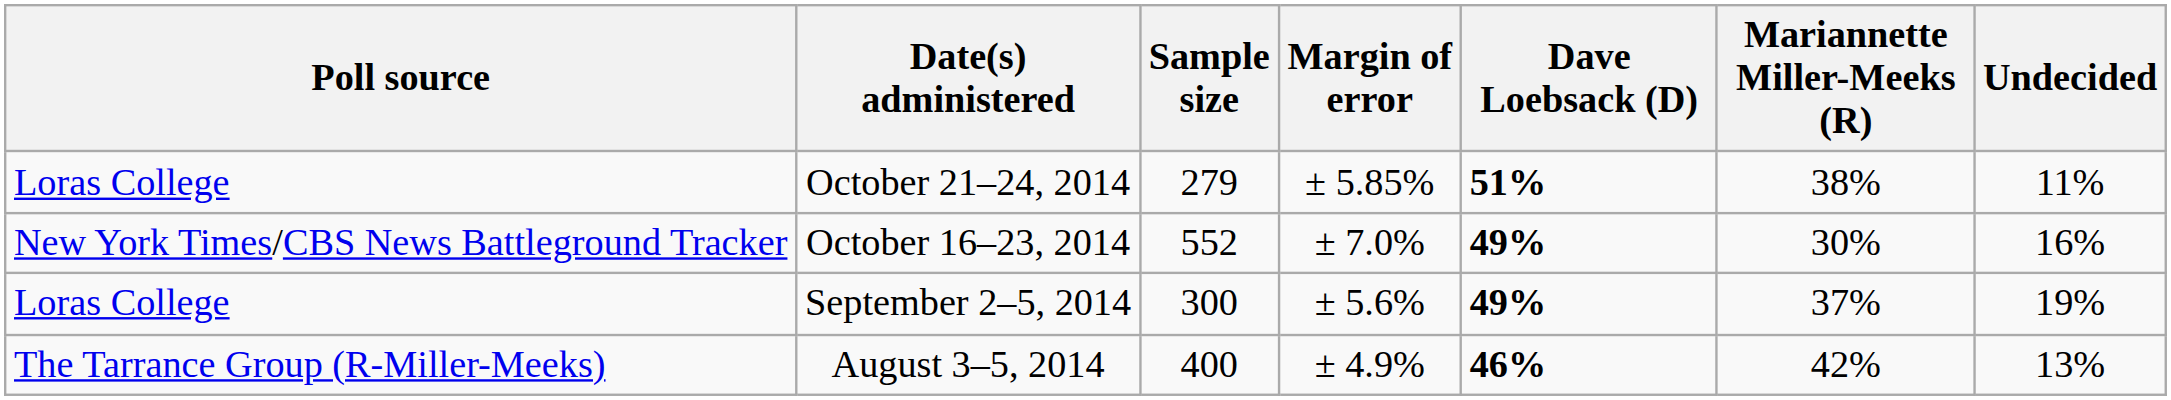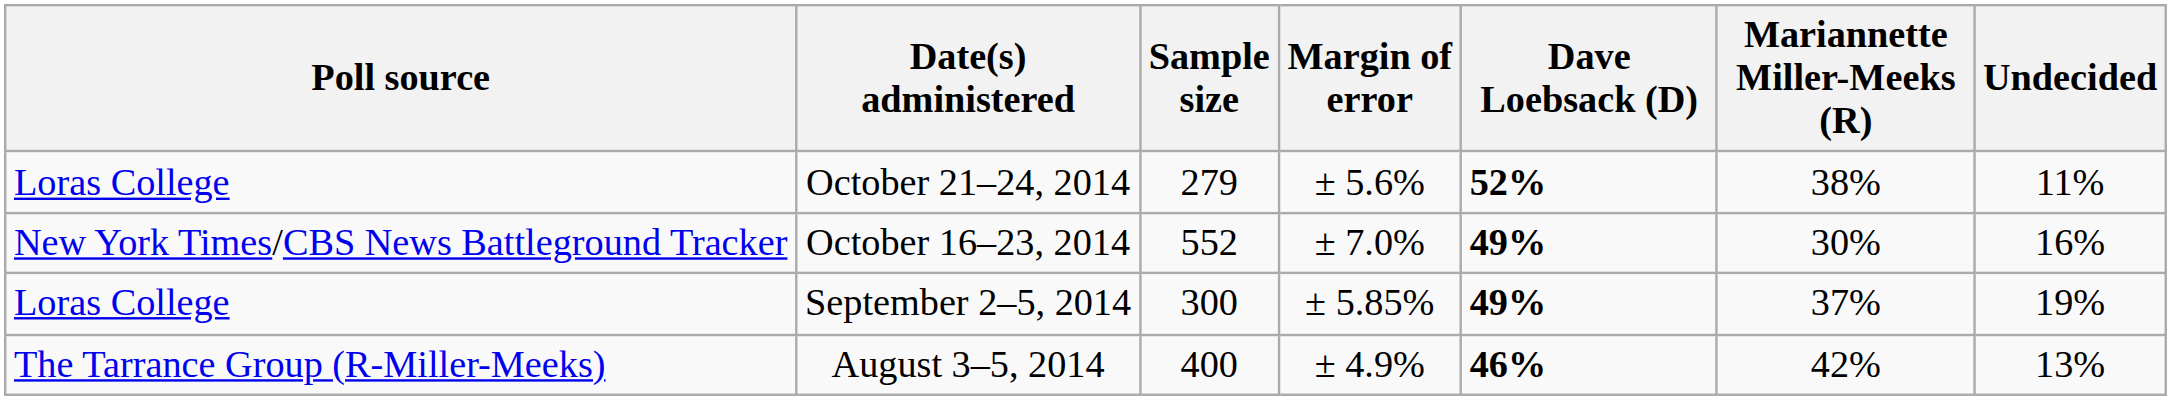(1370, 181) ± 5.85% -> (1370, 181) ± 5.6%
(1508, 181) 51% -> (1508, 181) 52%
(1370, 302) ± 5.6% -> (1370, 302) ± 5.85%
